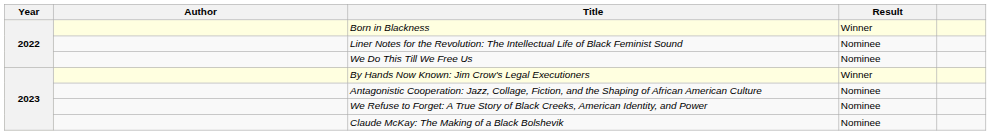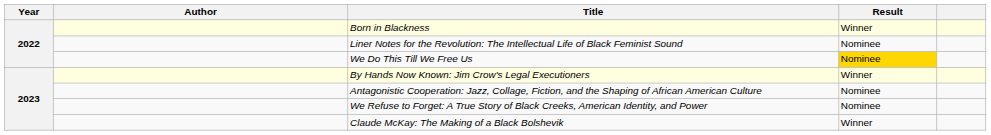(861, 59) no background -> (861, 59) gold background
(861, 122) Nominee -> (857, 122) Winner
